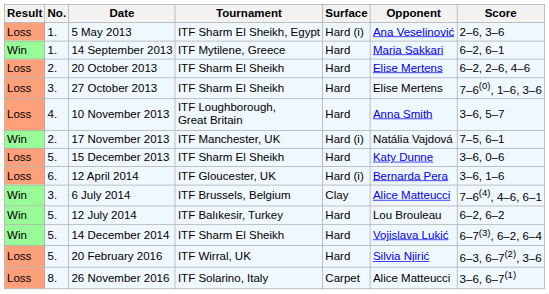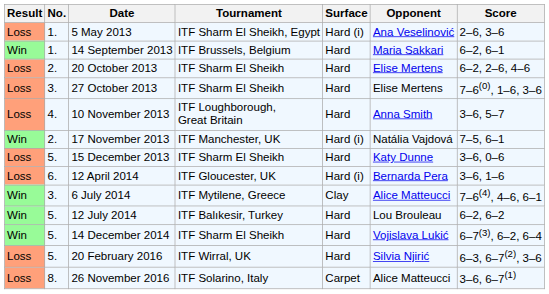(232, 50) ITF Mytilene, Greece -> (234, 50) ITF Brussels, Belgium
(234, 195) ITF Brussels, Belgium -> (232, 195) ITF Mytilene, Greece
